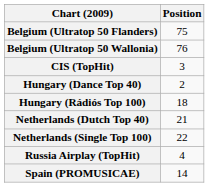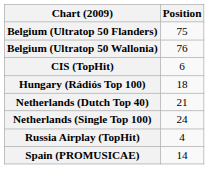(182, 66) 3 -> (182, 66) 6
- row: (82, 84)
(182, 137) 22 -> (182, 119) 24
